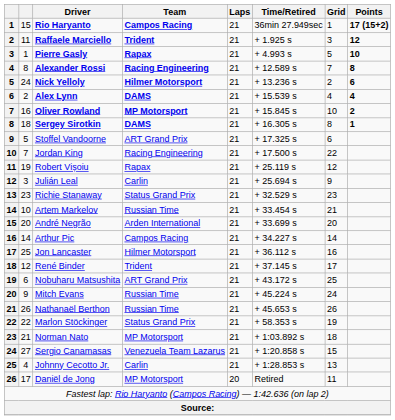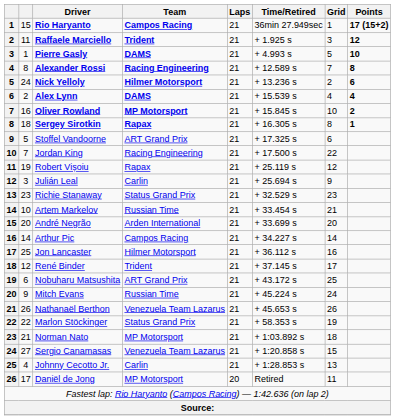(138, 53) Rapax -> (138, 53) DAMS
(138, 124) DAMS -> (138, 124) Rapax
(152, 308) Russian Time -> (175, 308) Venezuela Team Lazarus
